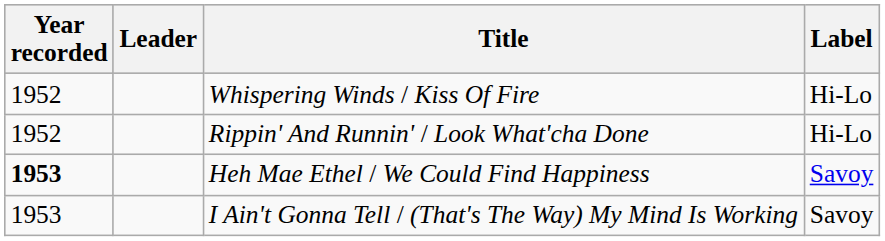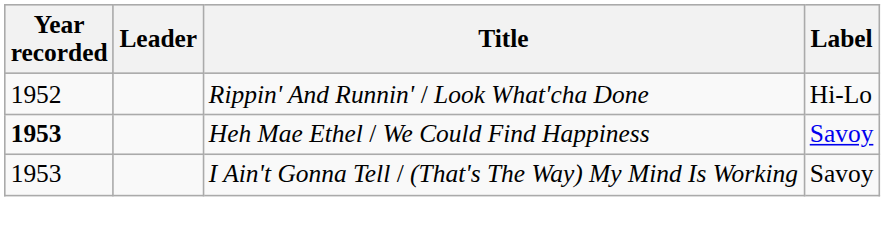- row: (374, 93)
